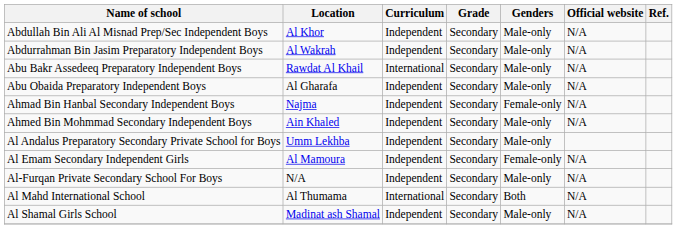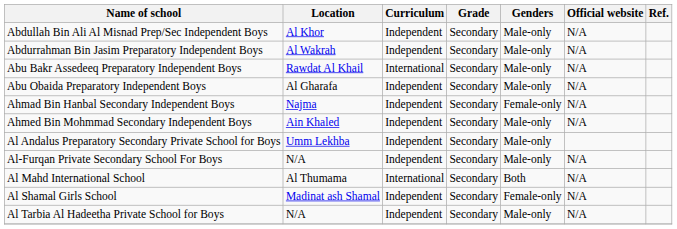- row: (98, 159)
(527, 214) Male-only -> (532, 196) Female-only
+ row: (115, 214)
